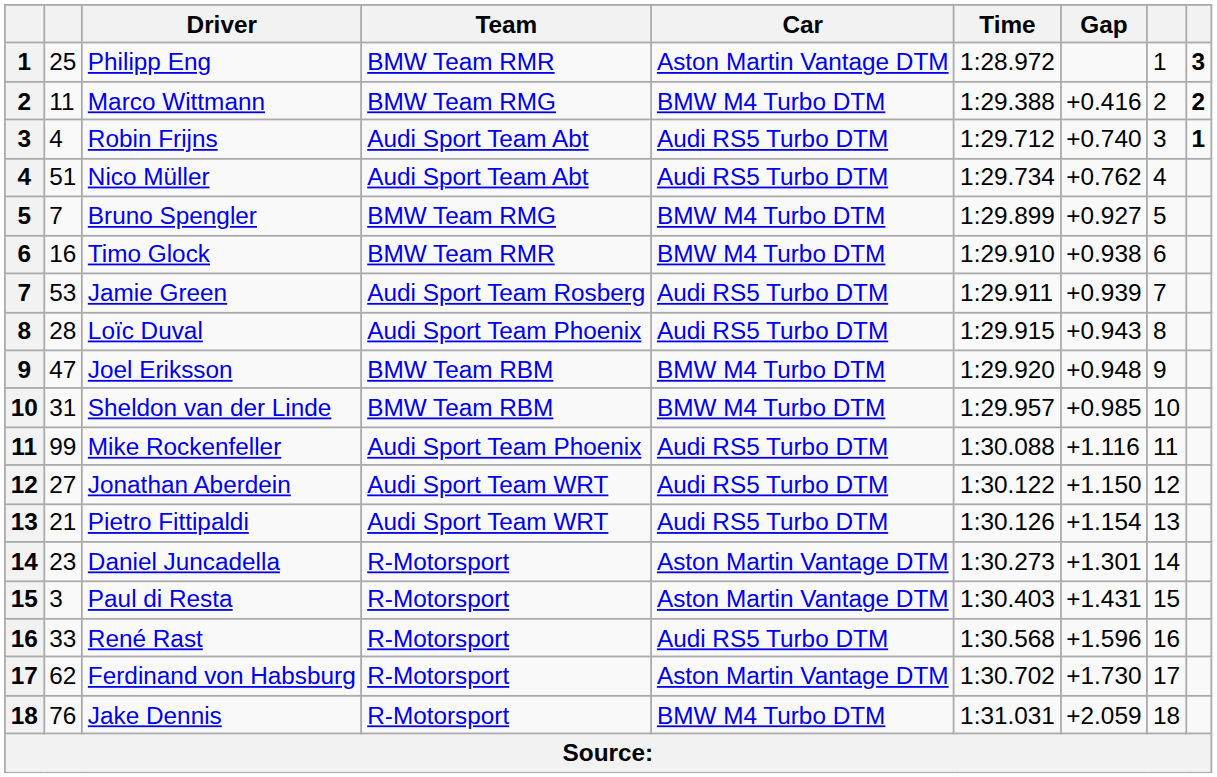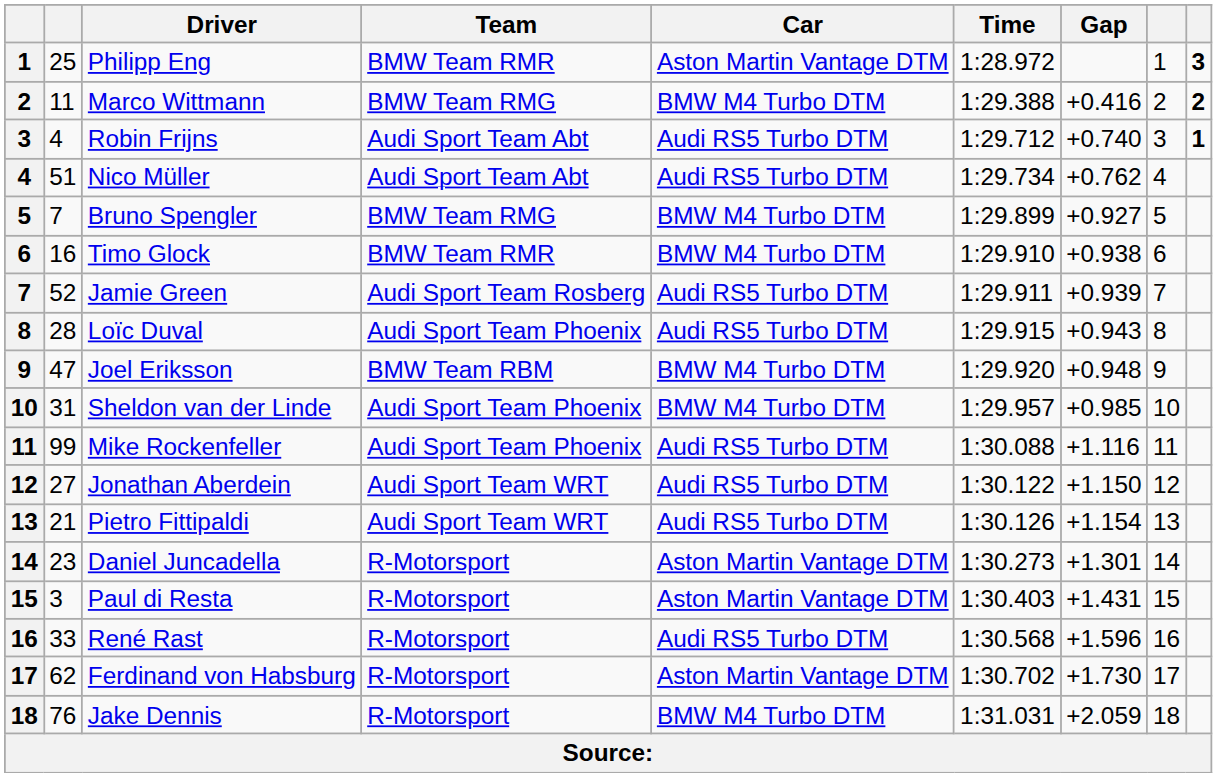(63, 292) 53 -> (63, 292) 52
(460, 407) BMW Team RBM -> (504, 407) Audi Sport Team Phoenix
